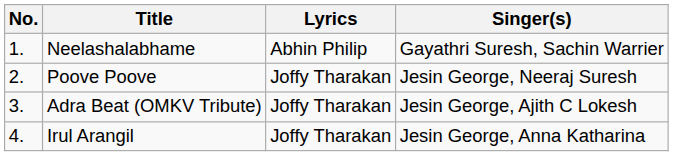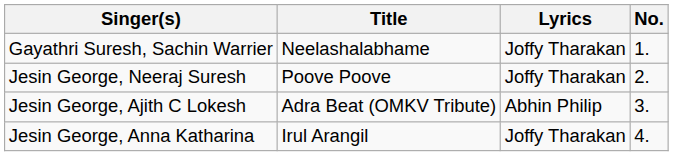columns swapped: (24, 19) <-> (532, 19)
(319, 48) Abhin Philip -> (565, 48) Joffy Tharakan
(331, 106) Joffy Tharakan -> (553, 106) Abhin Philip
